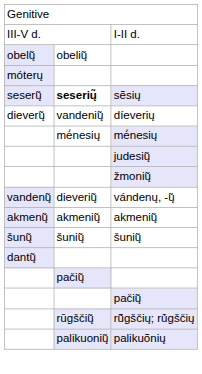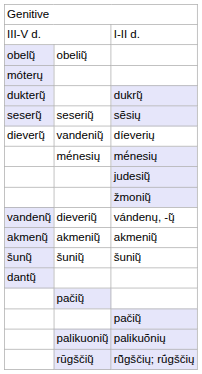+ row: (26, 95)
(77, 95) bold -> (75, 115) normal
rows swapped: (29, 339) <-> (29, 319)
